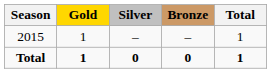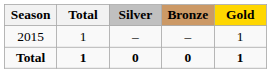columns swapped: (83, 15) <-> (240, 15)
